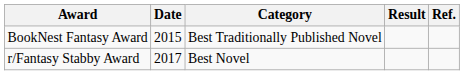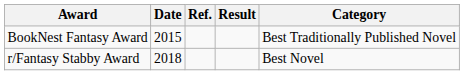columns swapped: (285, 15) <-> (444, 15)
(168, 59) 2017 -> (168, 59) 2018
